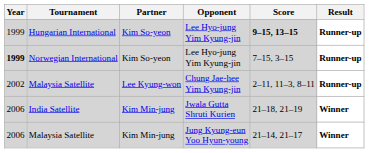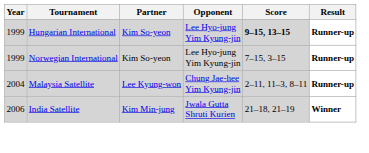(16, 58) bold -> (16, 58) normal
(16, 84) 2002 -> (16, 84) 2004
- row: (61, 135)
